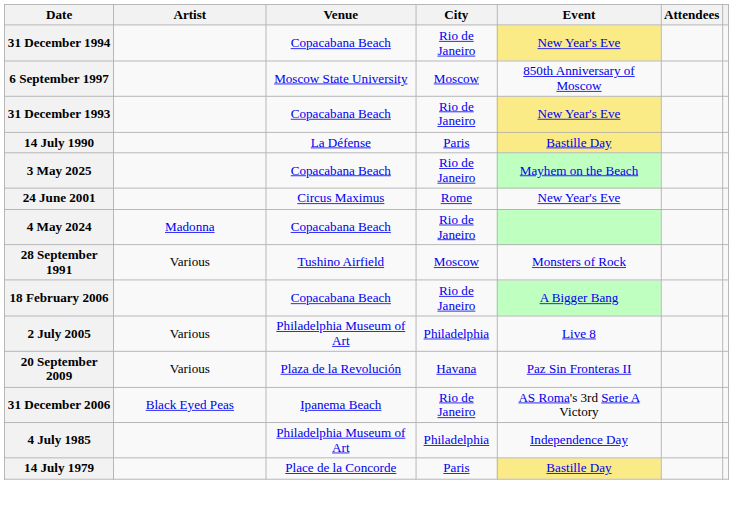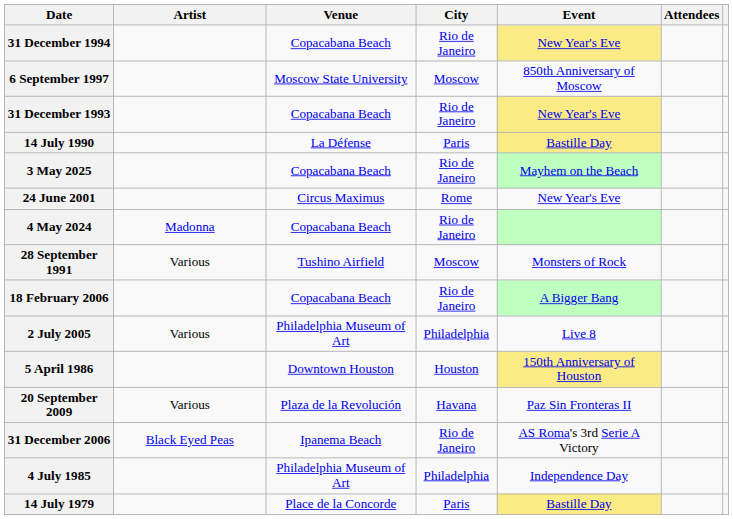+ row: (59, 369)
